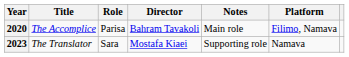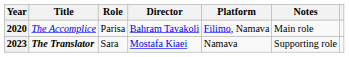columns swapped: (304, 12) <-> (235, 12)
(62, 44) normal -> (63, 44) bold
